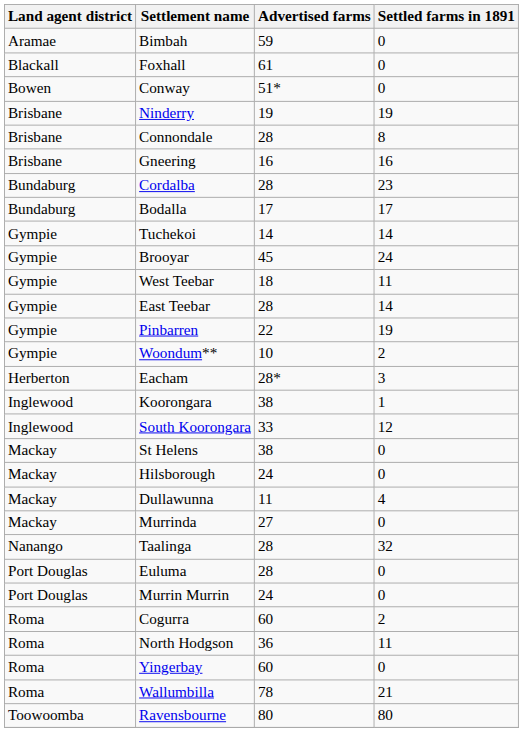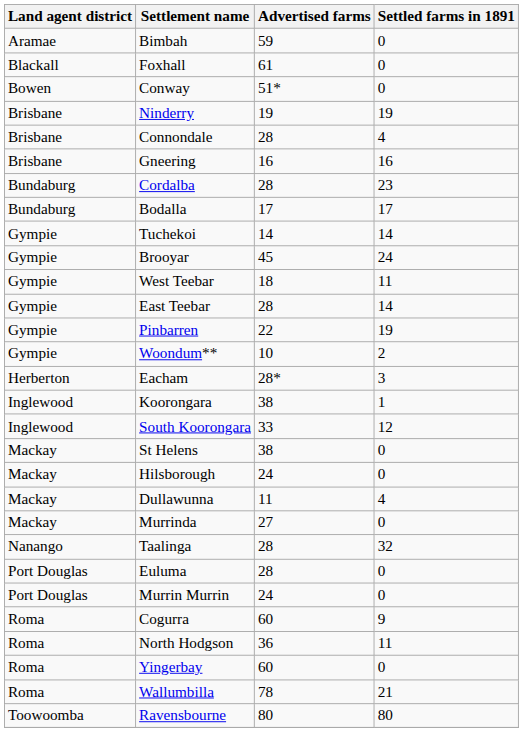(382, 137) 8 -> (382, 137) 4
(382, 619) 2 -> (382, 619) 9
